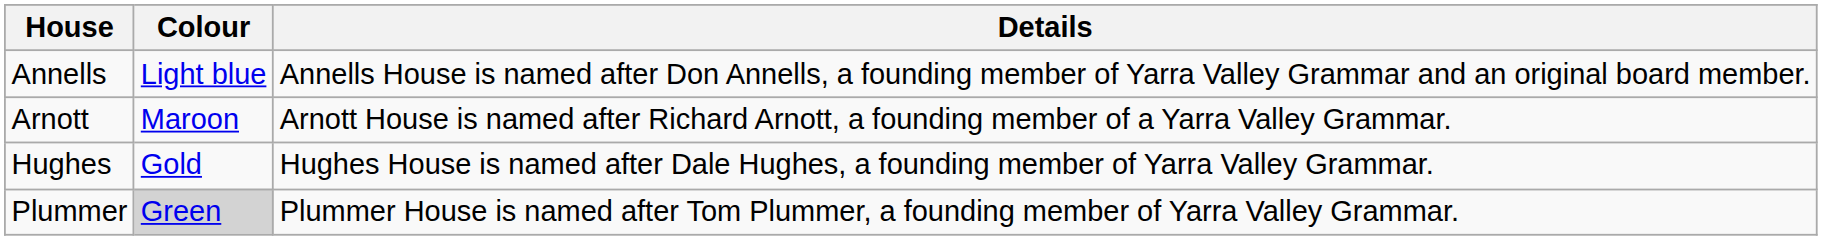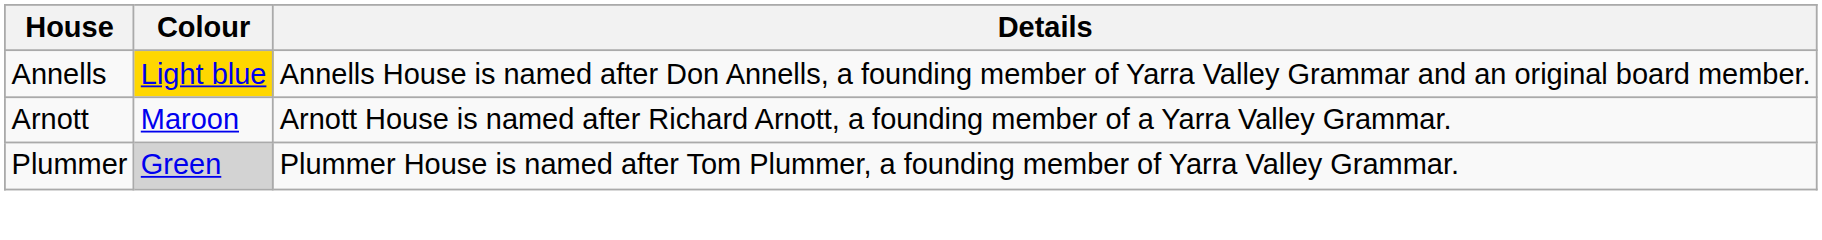(204, 73) no background -> (204, 73) gold background
- row: (61, 165)
